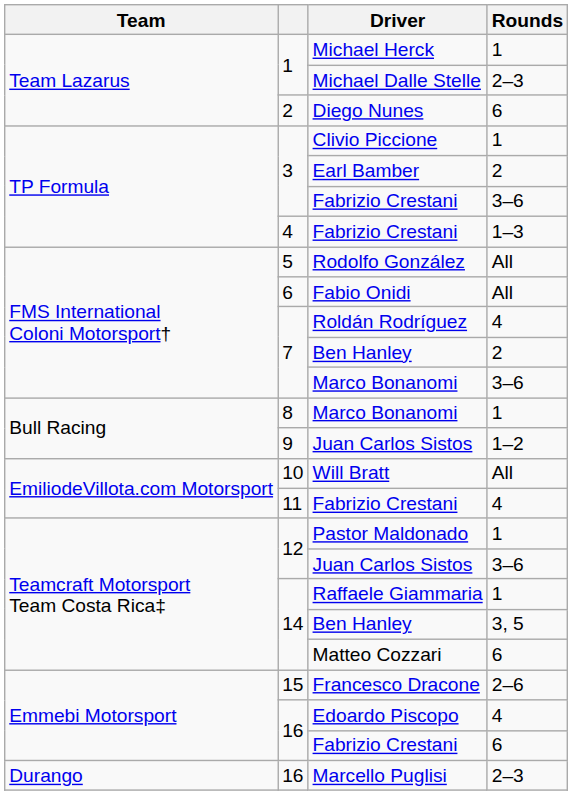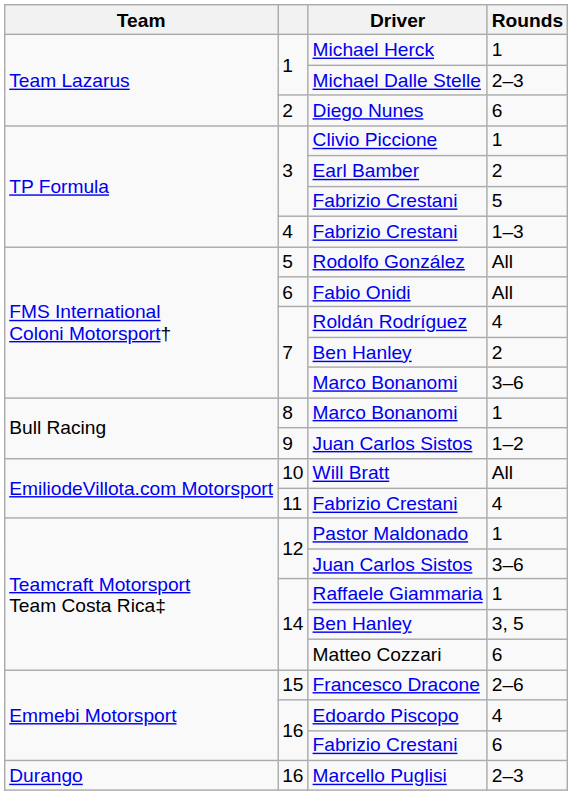(508, 201) 3–6 -> (497, 201) 5
